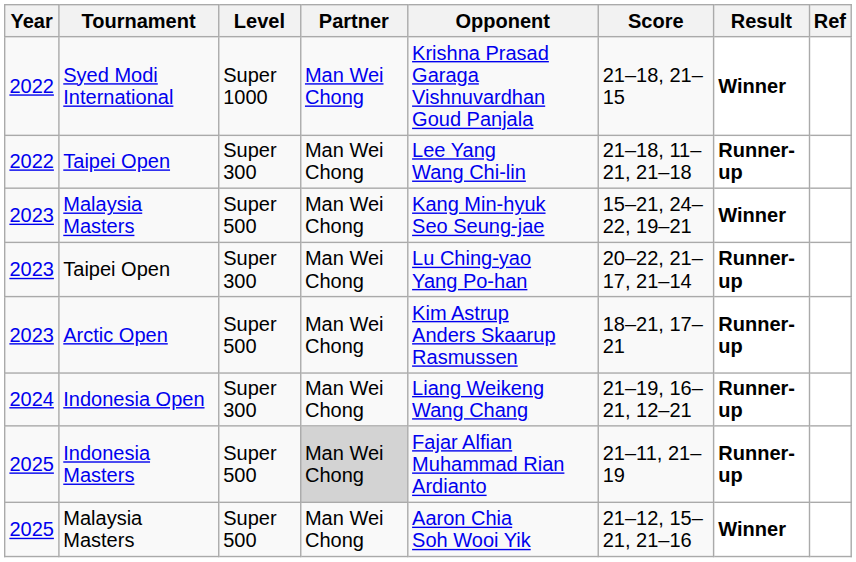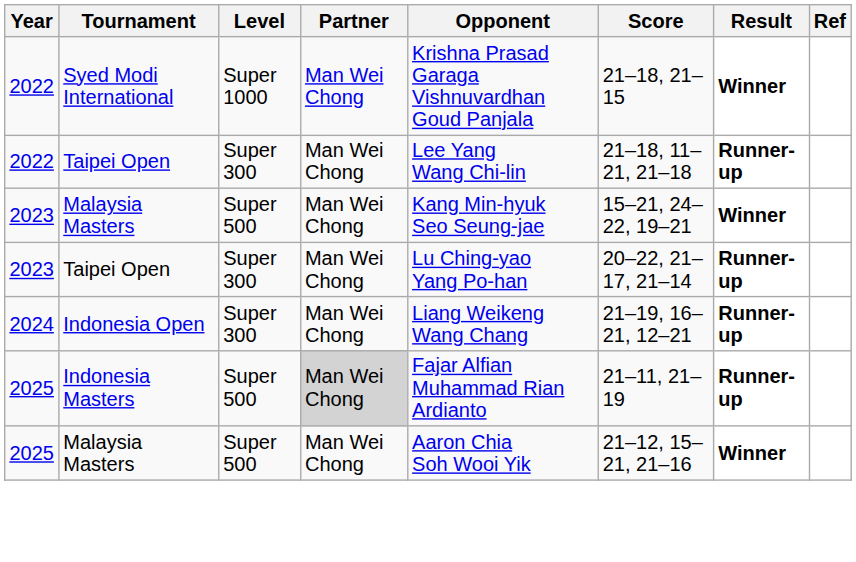- row: (32, 335)
